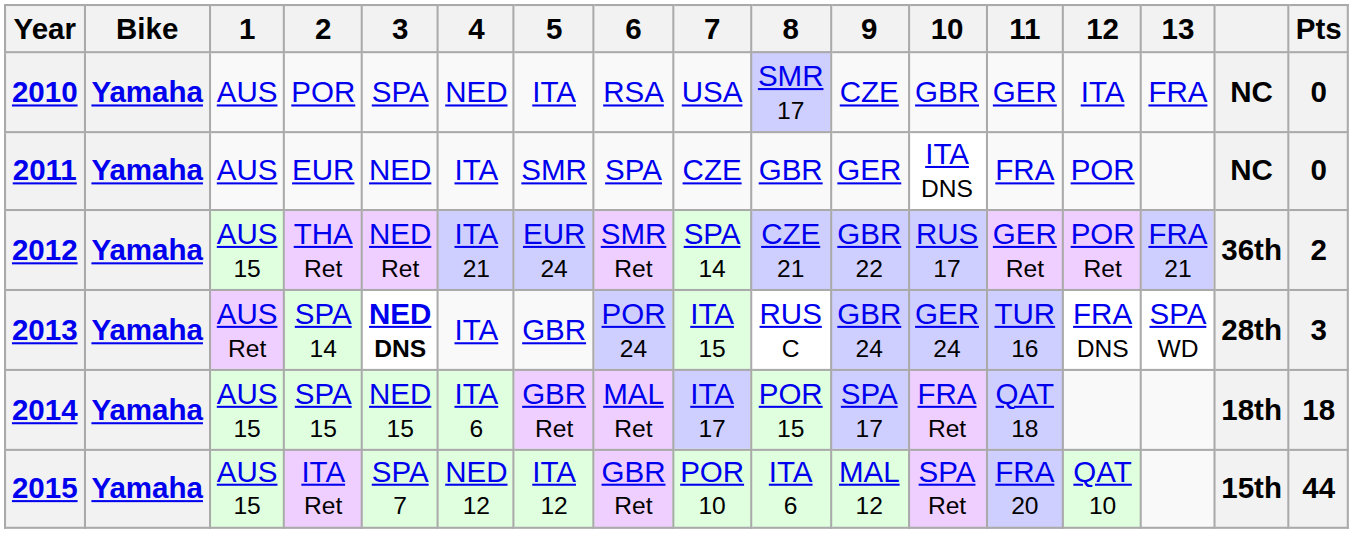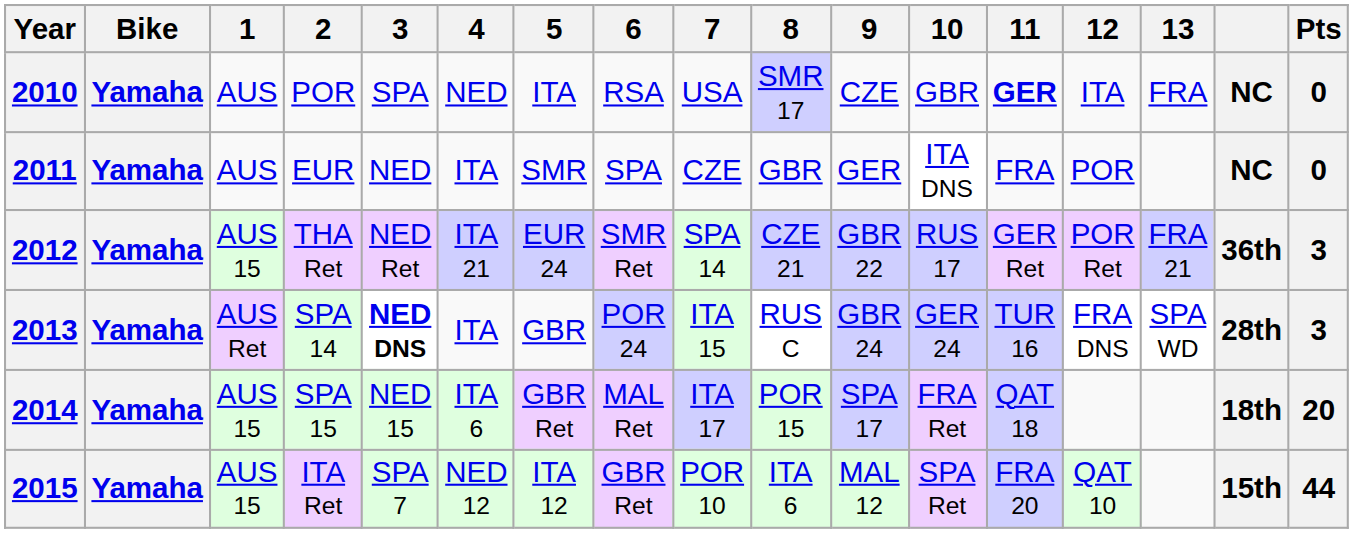(1025, 92) normal -> (1025, 92) bold
(1319, 251) 2 -> (1319, 251) 3
(1319, 410) 18 -> (1319, 410) 20
